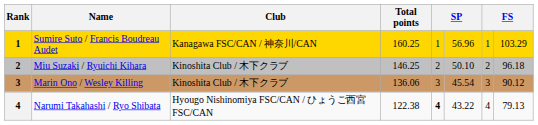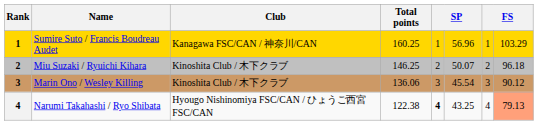(463, 66) 50.10 -> (463, 66) 50.07
(463, 106) 43.22 -> (463, 106) 43.25
(513, 106) no background -> (513, 106) lightsalmon background
